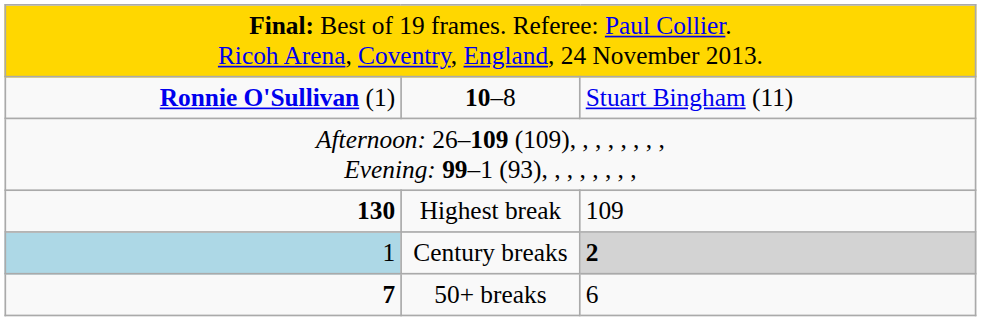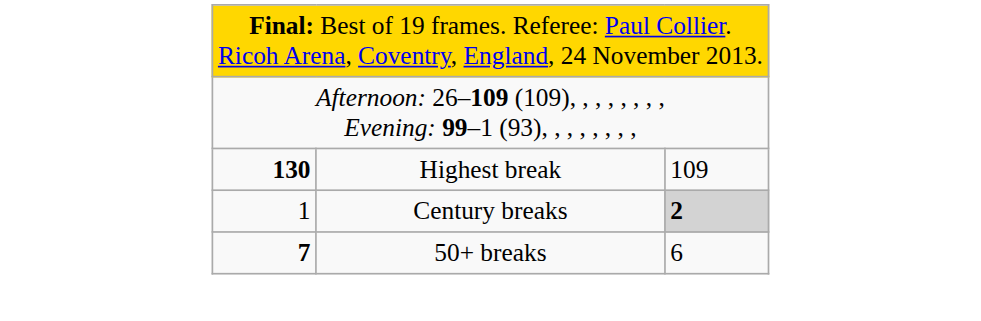- row: (490, 97)
(389, 253) lightblue background -> (304, 211) no background
